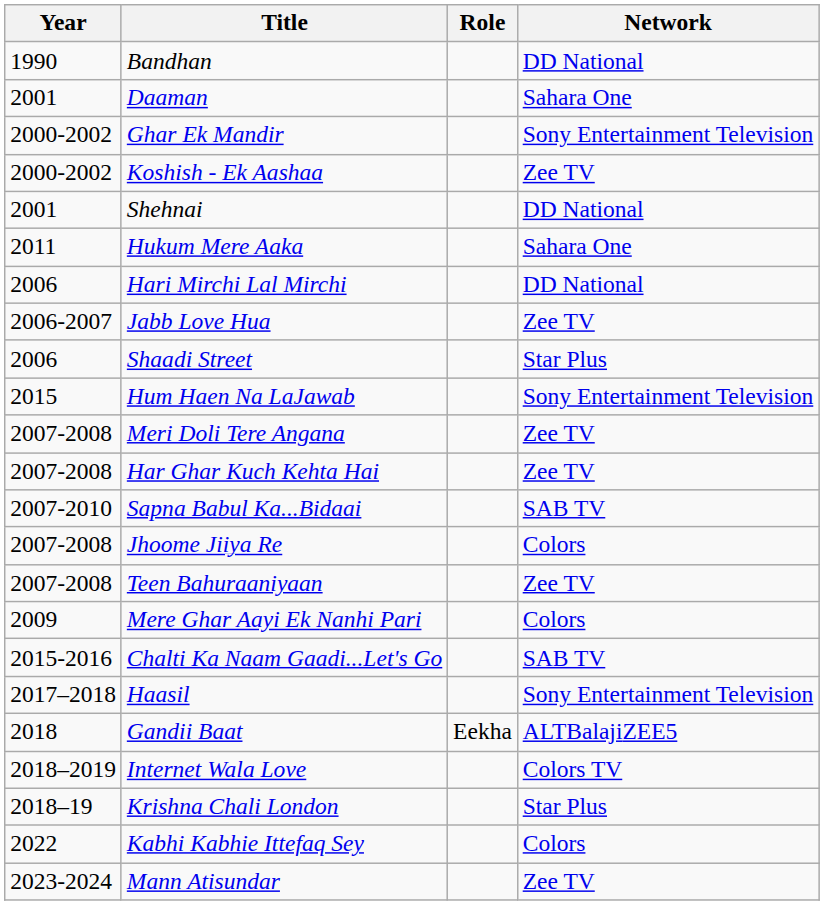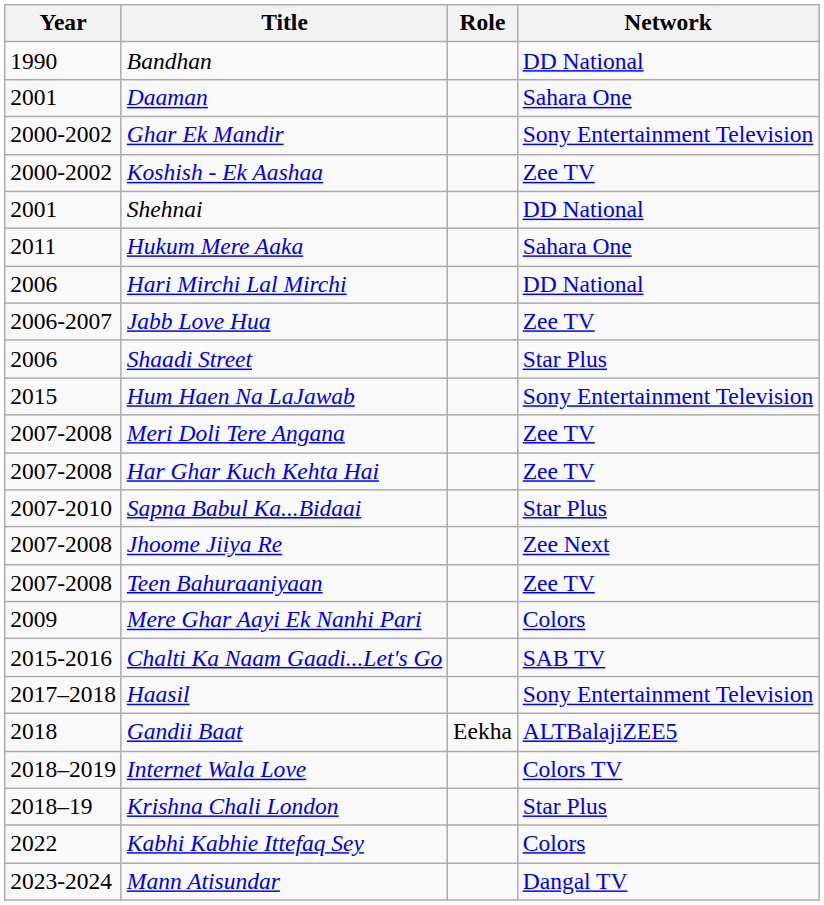(564, 508) SAB TV -> (565, 508) Star Plus
(554, 545) Colors -> (566, 545) Zee Next
(559, 881) Zee TV -> (575, 881) Dangal TV
